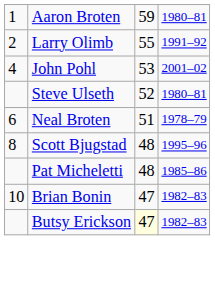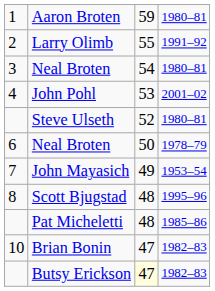+ row: (12, 68)
(147, 119) 51 -> (147, 145) 50
+ row: (12, 171)
